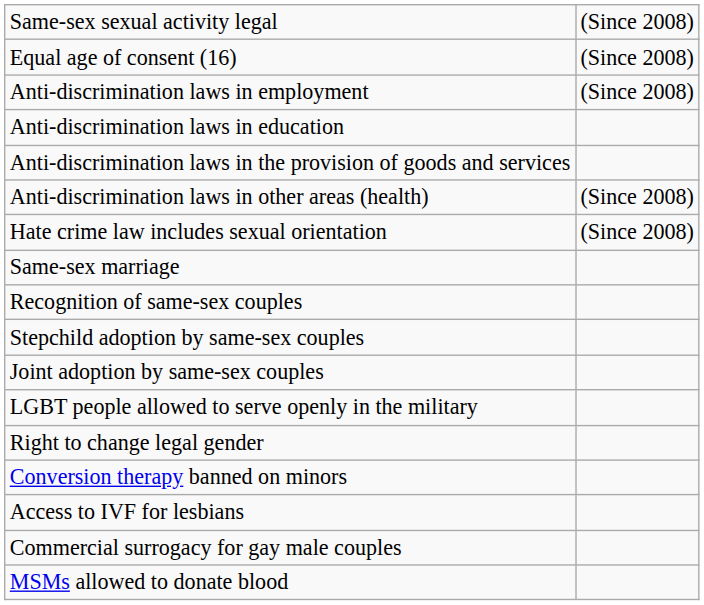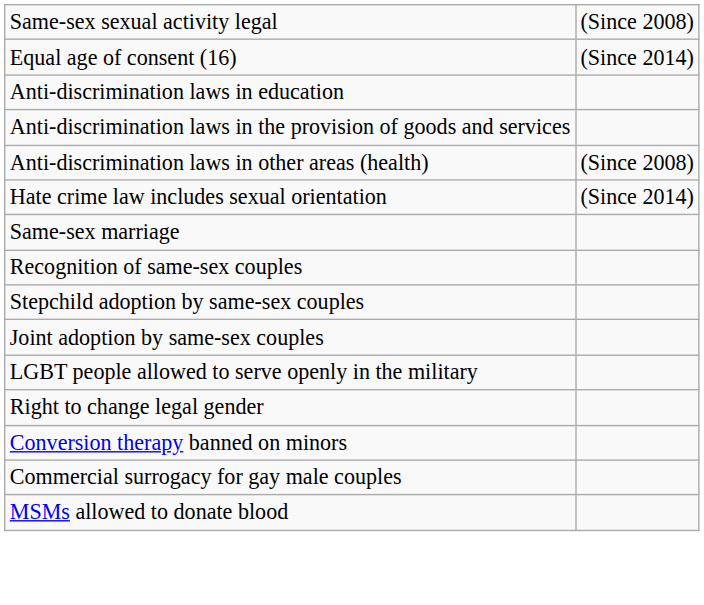(637, 57) (Since 2008) -> (637, 57) (Since 2014)
- row: (189, 92)
(637, 232) (Since 2008) -> (637, 197) (Since 2014)
- row: (127, 512)
